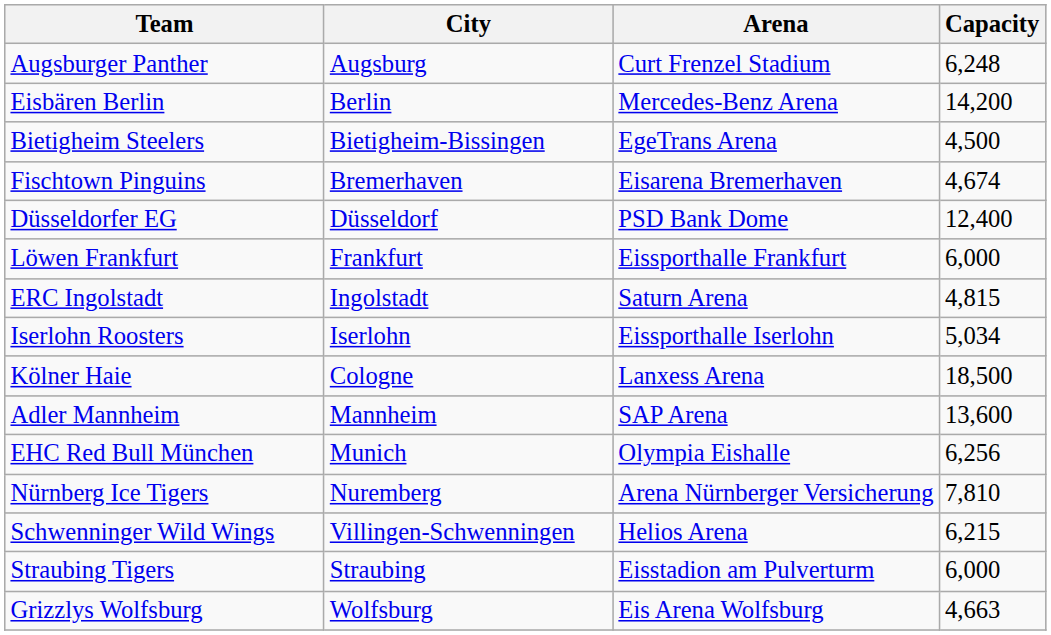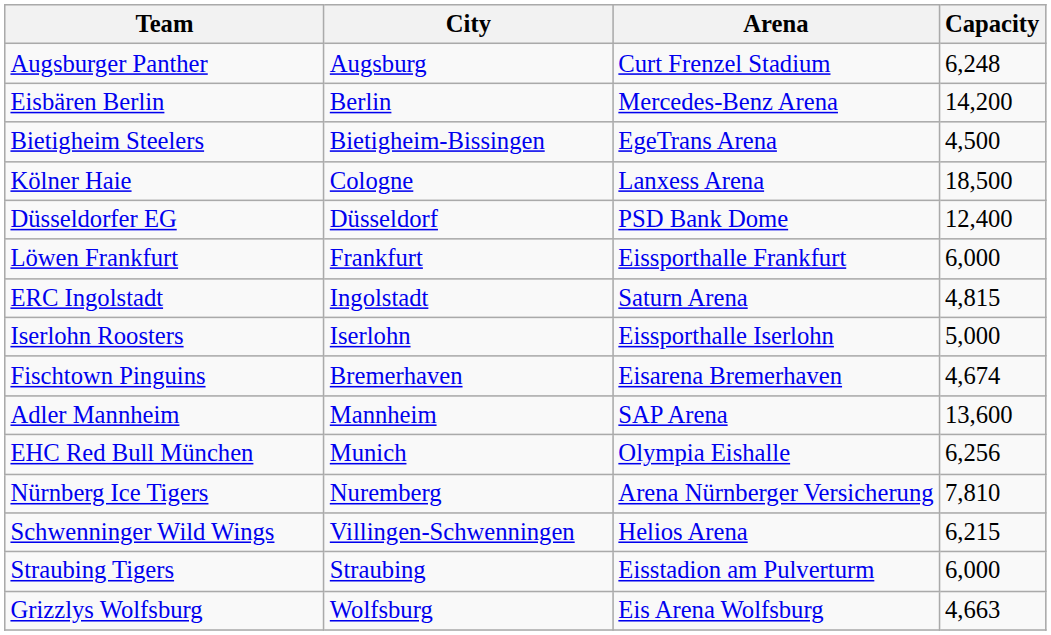rows swapped: (108, 180) <-> (71, 375)
(973, 336) 5,034 -> (973, 336) 5,000
